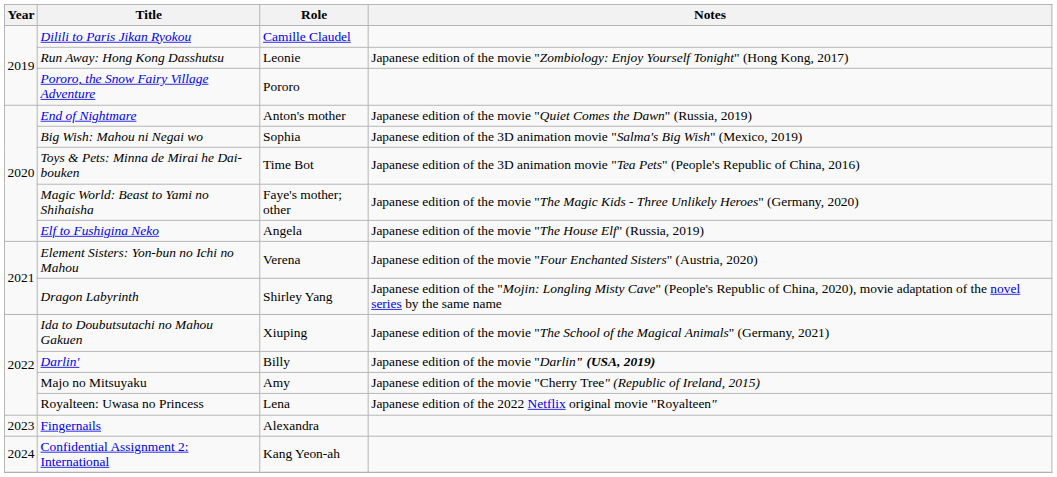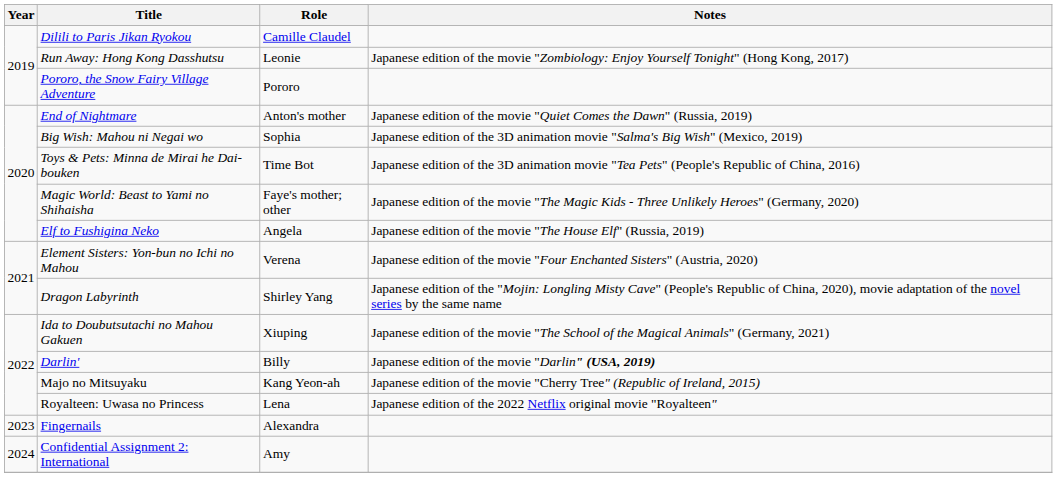(277, 382) Amy -> (302, 382) Kang Yeon-ah
(302, 454) Kang Yeon-ah -> (277, 454) Amy
